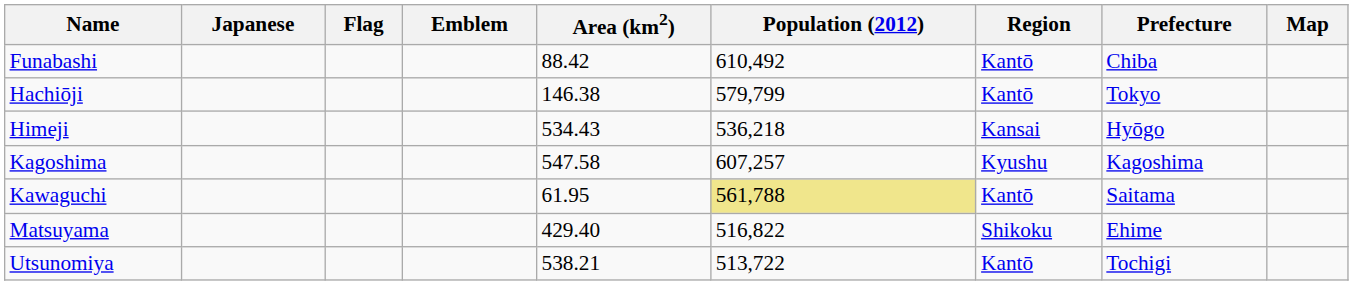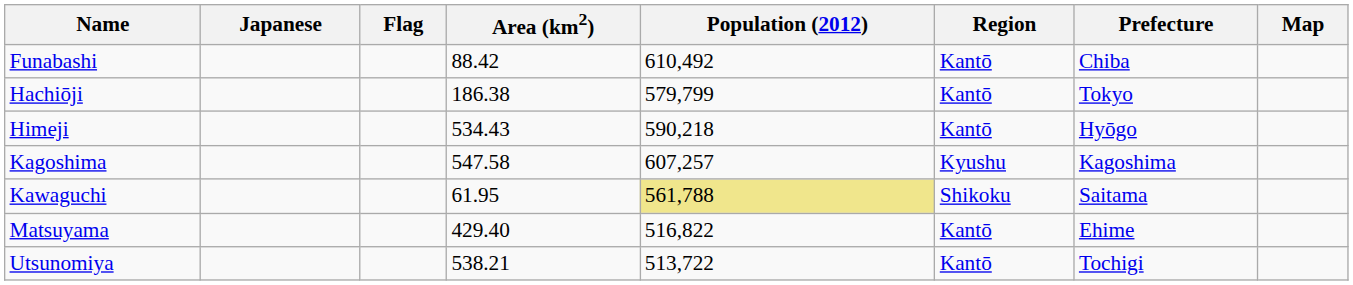- column: (469, 24)
(571, 94) 146.38 -> (481, 94) 186.38
(750, 128) 536,218 -> (679, 128) 590,218
(1011, 128) Kansai -> (966, 128) Kantō
(1007, 195) Kantō -> (975, 195) Shikoku
(1017, 229) Shikoku -> (966, 229) Kantō
